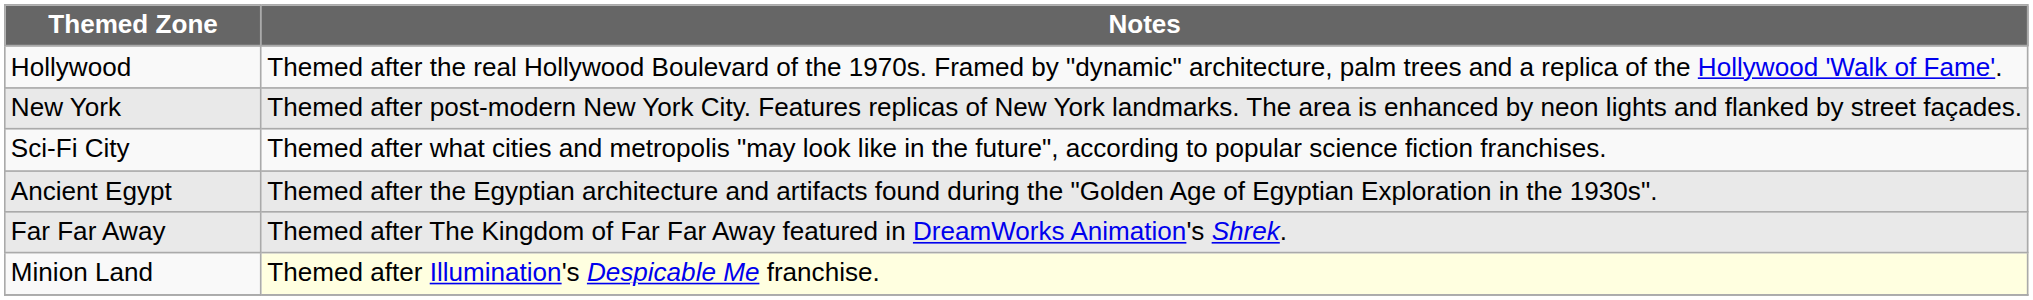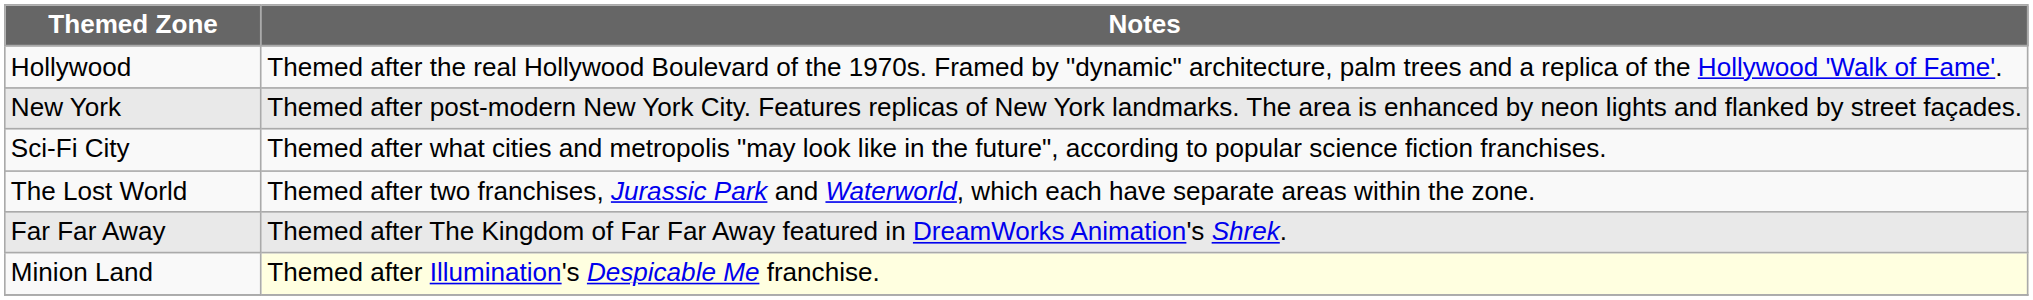- row: (91, 190)
+ row: (99, 190)
